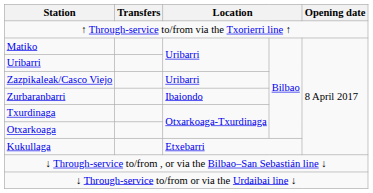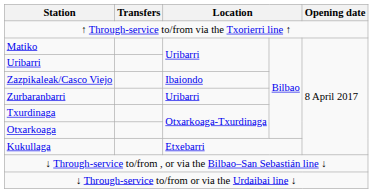(182, 79) Uribarri -> (184, 79) Ibaiondo
(184, 96) Ibaiondo -> (182, 96) Uribarri
